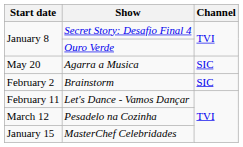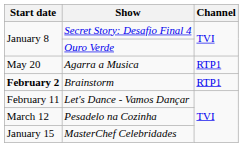(205, 64) SIC -> (209, 64) RTP1
(31, 82) normal -> (33, 82) bold
(205, 82) SIC -> (209, 82) RTP1
